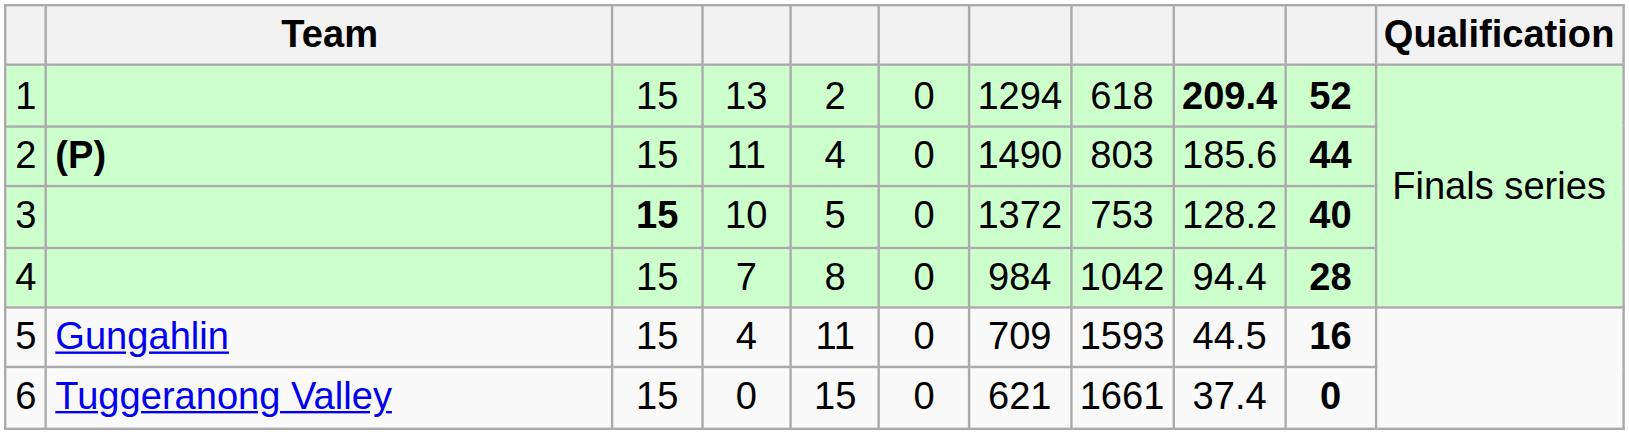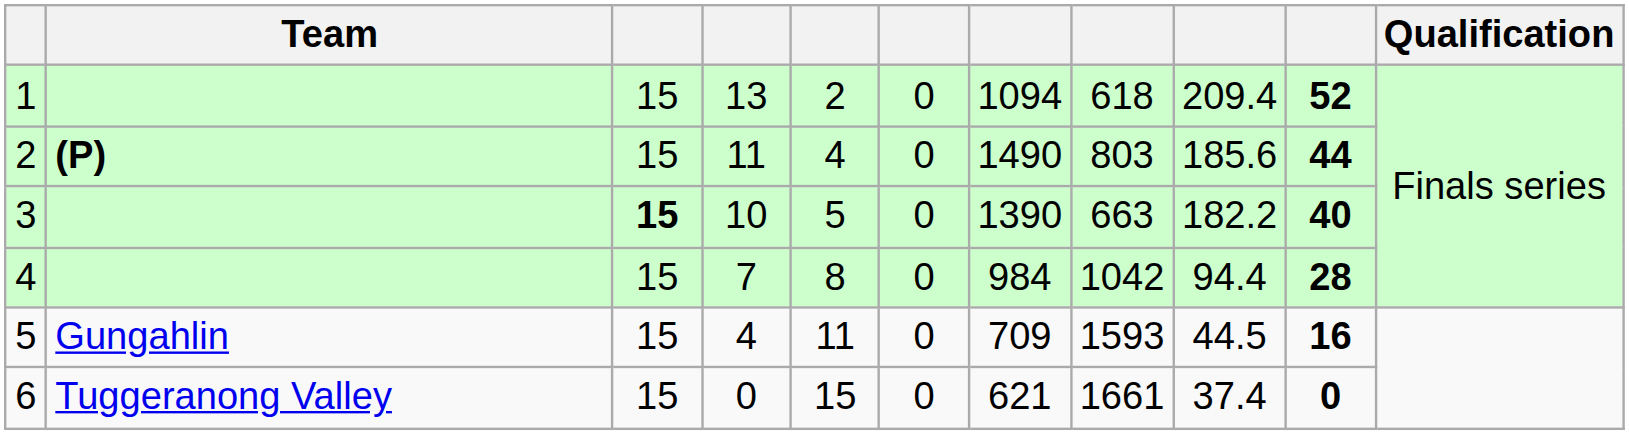(1020, 95) 1294 -> (1020, 95) 1094
(1230, 95) bold -> (1230, 95) normal
(1020, 215) 1372 -> (1020, 215) 1390
(1122, 215) 753 -> (1122, 215) 663
(1230, 215) 128.2 -> (1230, 215) 182.2
